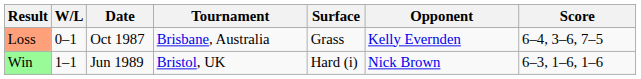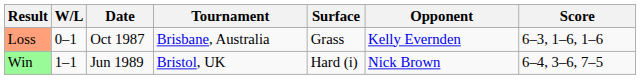(563, 39) 6–4, 3–6, 7–5 -> (563, 39) 6–3, 1–6, 1–6
(563, 62) 6–3, 1–6, 1–6 -> (563, 62) 6–4, 3–6, 7–5
